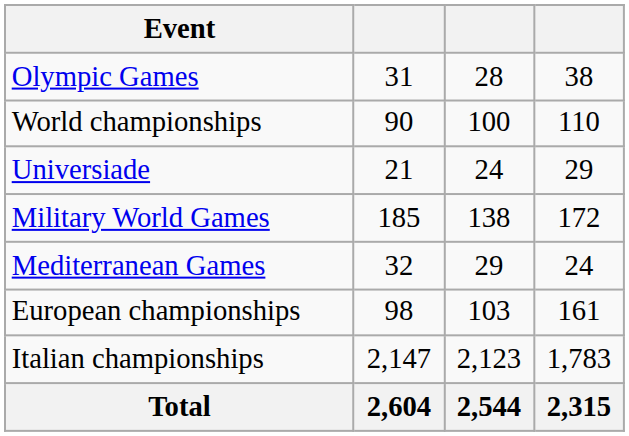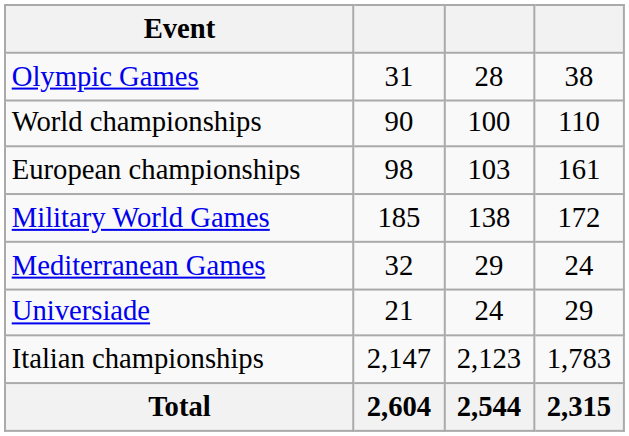rows swapped: (156, 312) <-> (81, 170)
